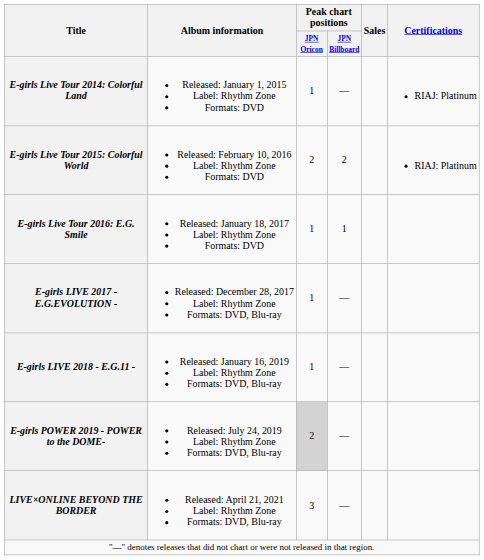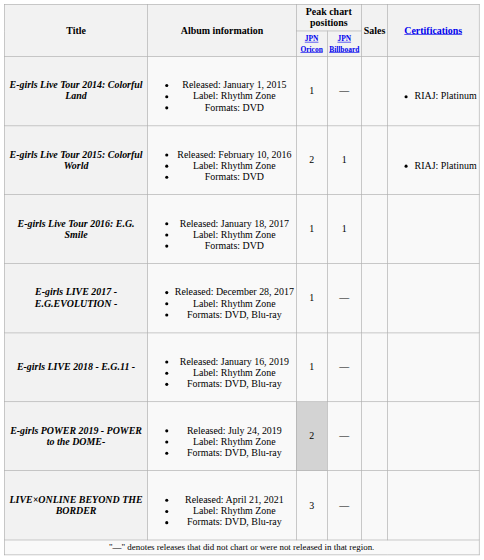(344, 160) 2 -> (344, 160) 1
